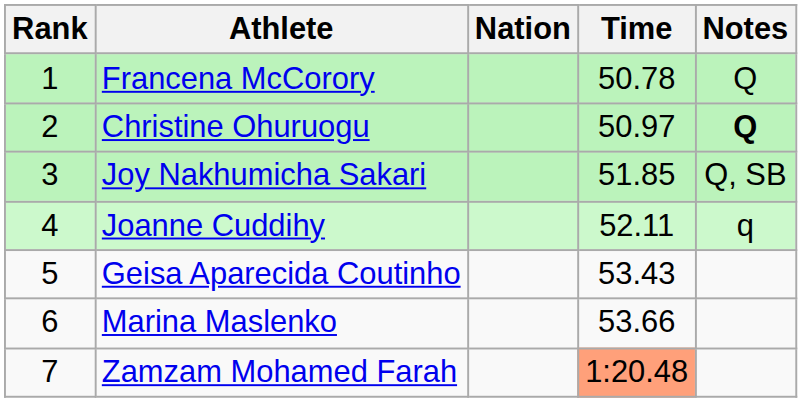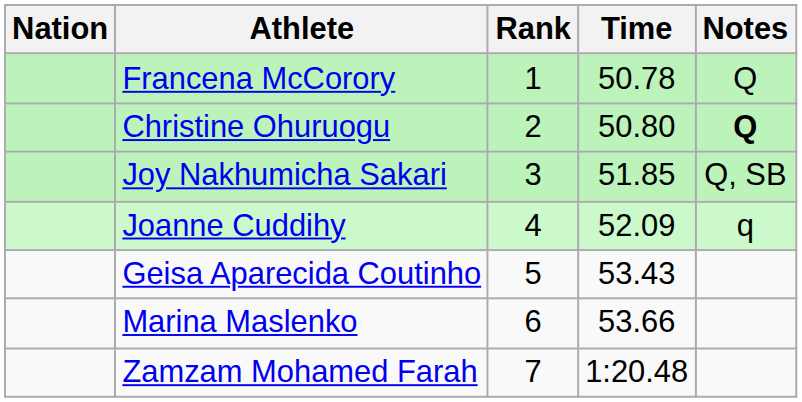columns swapped: (50, 28) <-> (523, 28)
(637, 126) 50.97 -> (637, 126) 50.80
(637, 224) 52.11 -> (637, 224) 52.09
(637, 371) lightsalmon background -> (637, 371) no background
